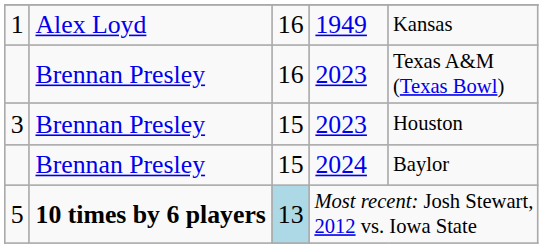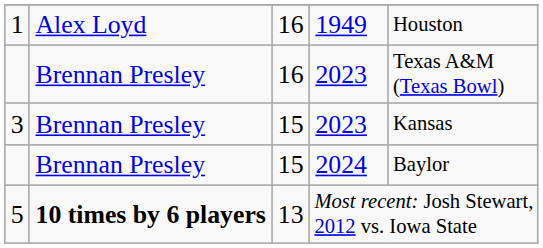(423, 24) Kansas -> (428, 24) Houston
(428, 123) Houston -> (423, 123) Kansas
(291, 214) lightblue background -> (291, 214) no background
